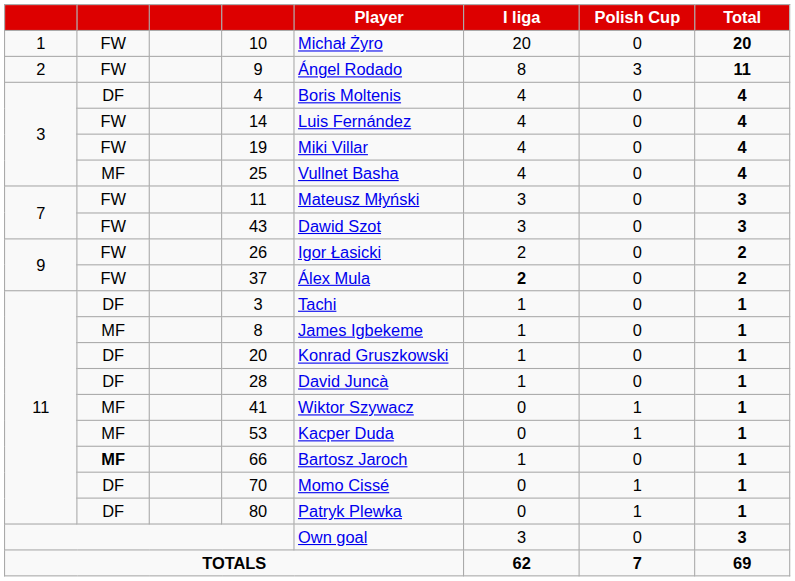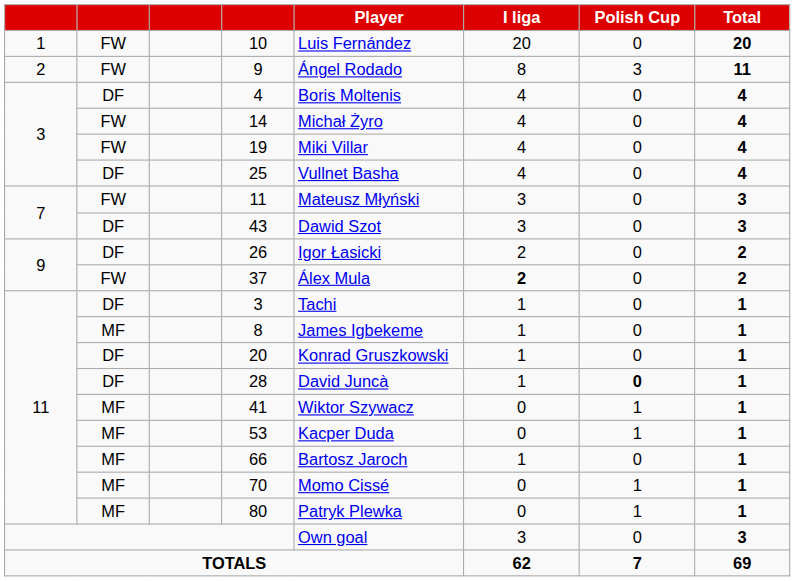(340, 44) Michał Żyro -> (355, 44) Luis Fernández
(355, 122) Luis Fernández -> (340, 122) Michał Żyro
(113, 174) MF -> (113, 174) DF
(113, 226) FW -> (113, 226) DF
(113, 252) FW -> (113, 252) DF
(637, 382) normal -> (637, 382) bold
(113, 460) bold -> (113, 460) normal
(113, 485) DF -> (113, 485) MF
(113, 511) DF -> (113, 511) MF
